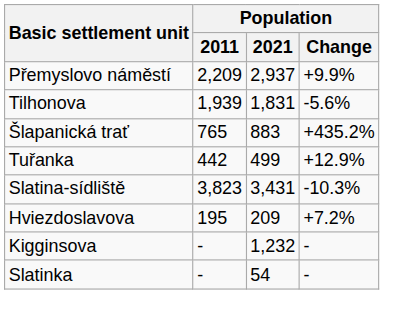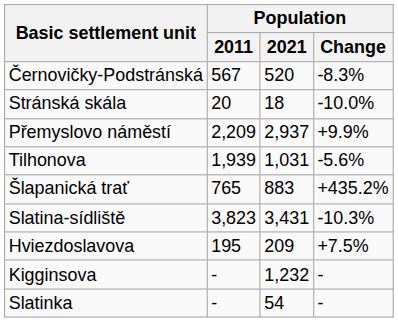+ row: (106, 75)
+ row: (67, 103)
(273, 103) 1,831 -> (287, 160) 1,031
- row: (41, 160)
(329, 217) +7.2% -> (343, 246) +7.5%
